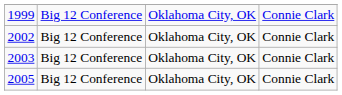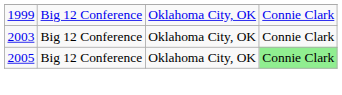- row: (21, 36)
(298, 79) no background -> (298, 57) lightgreen background
